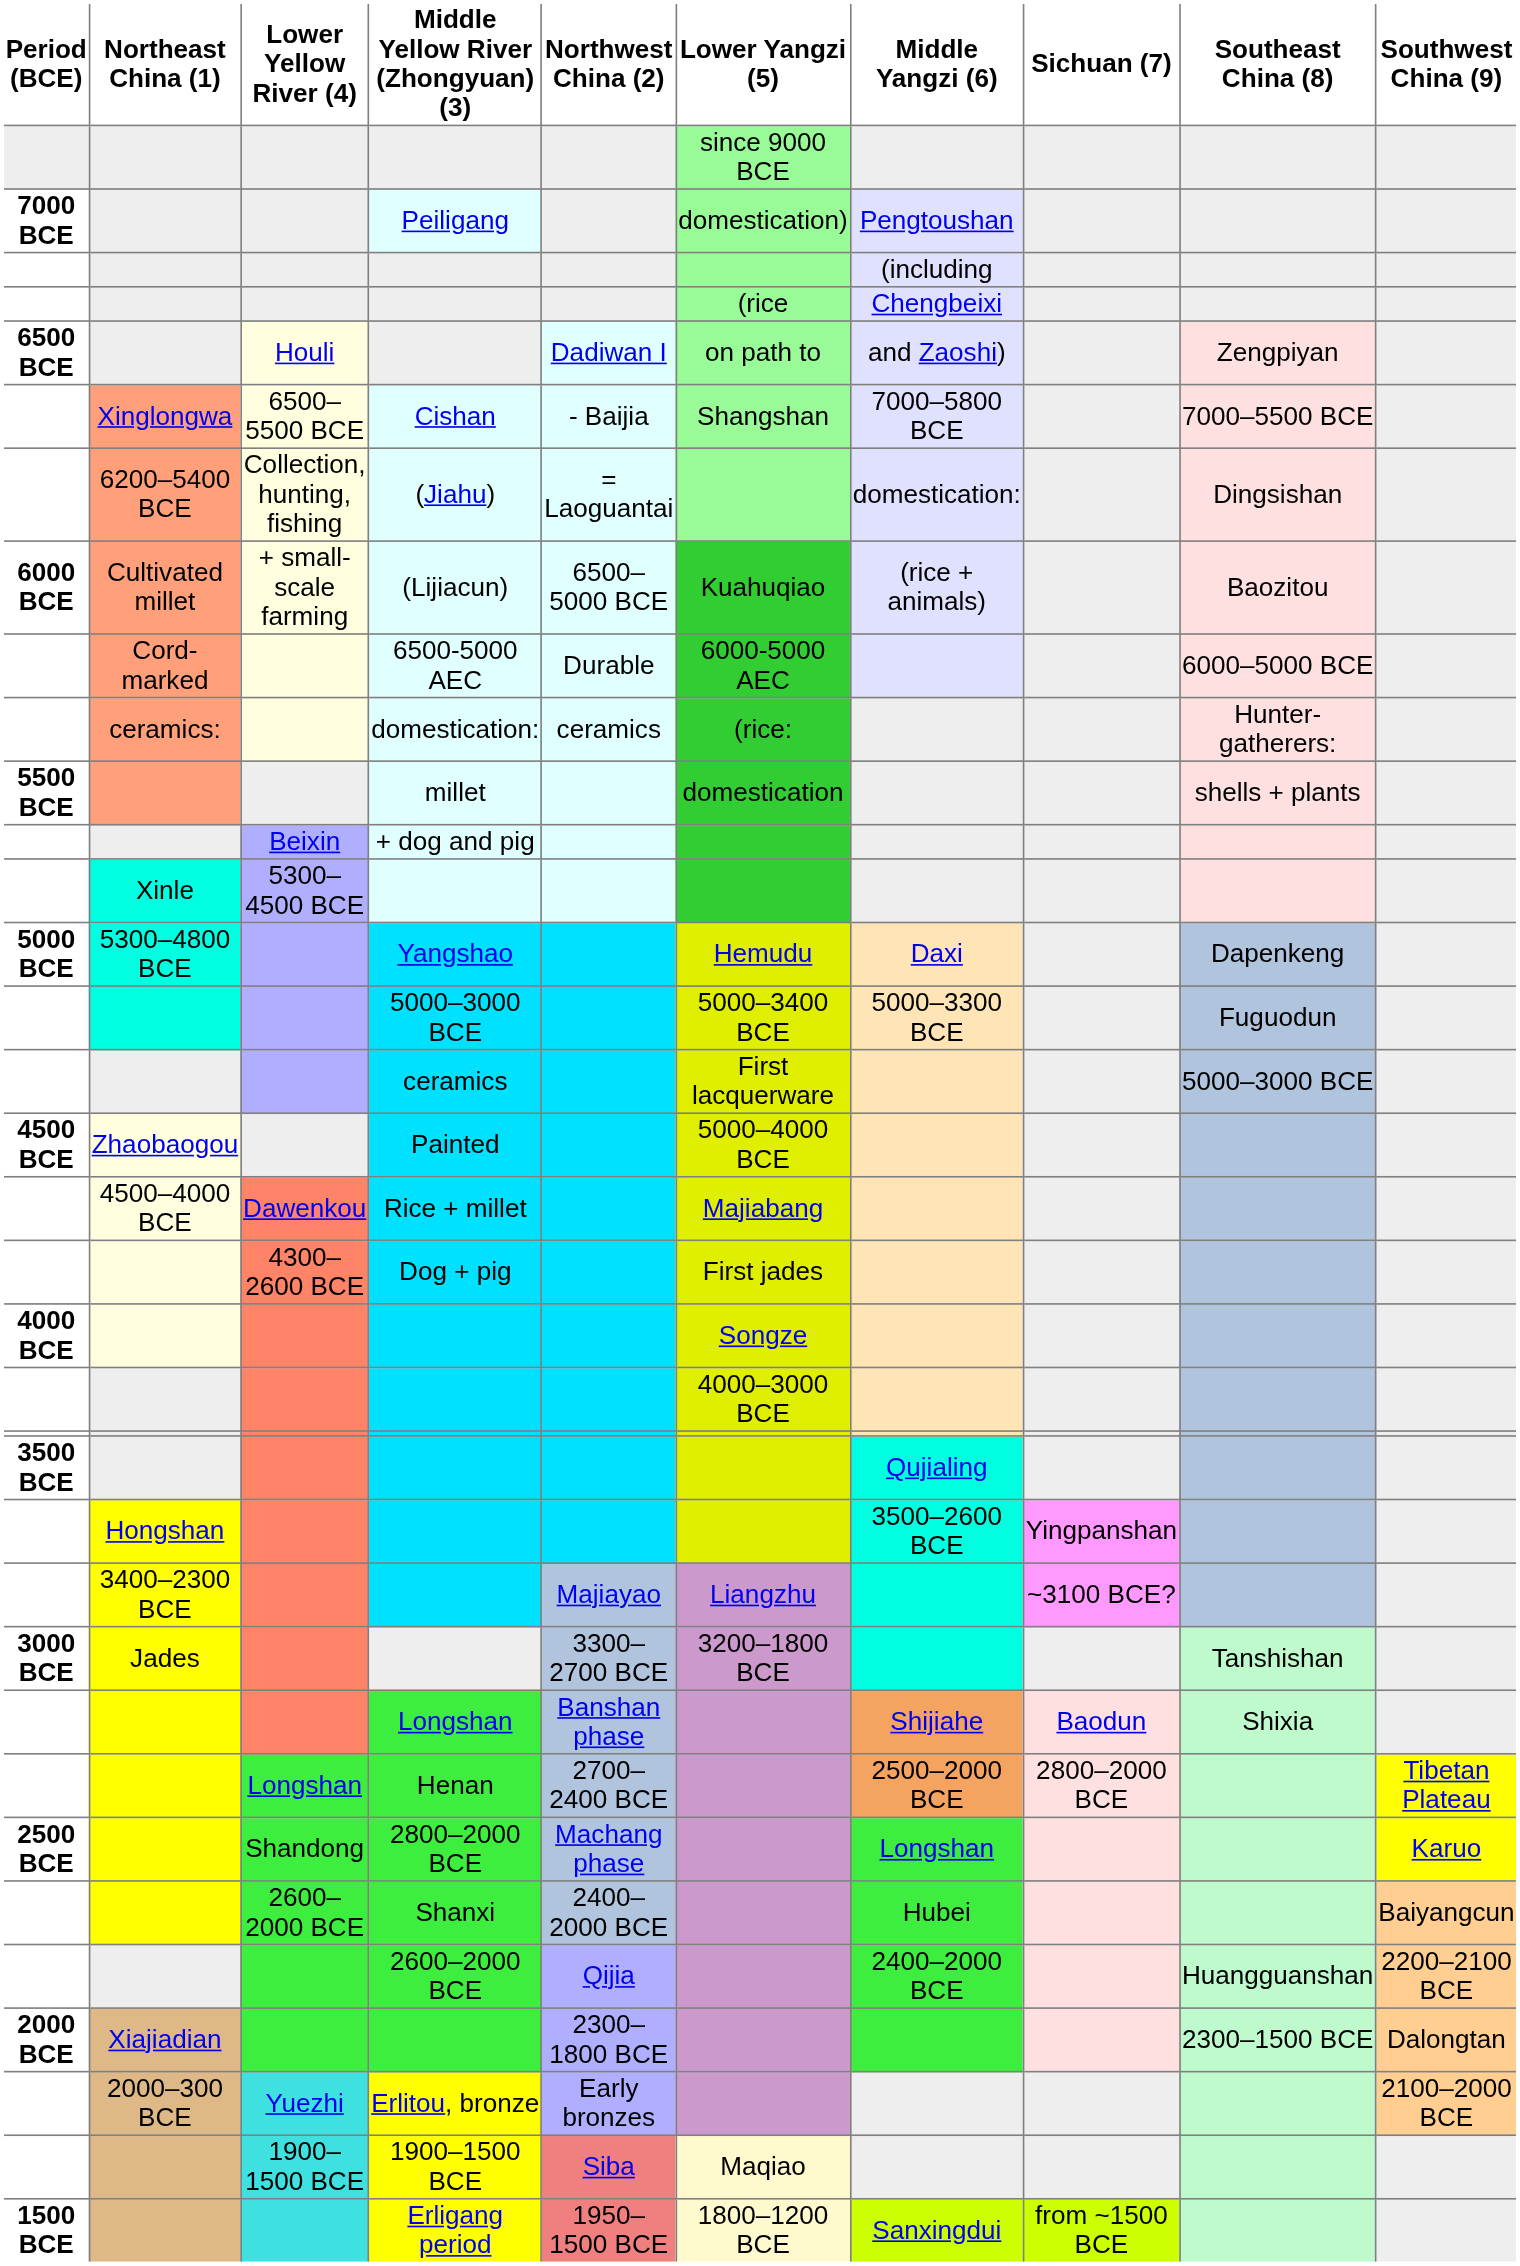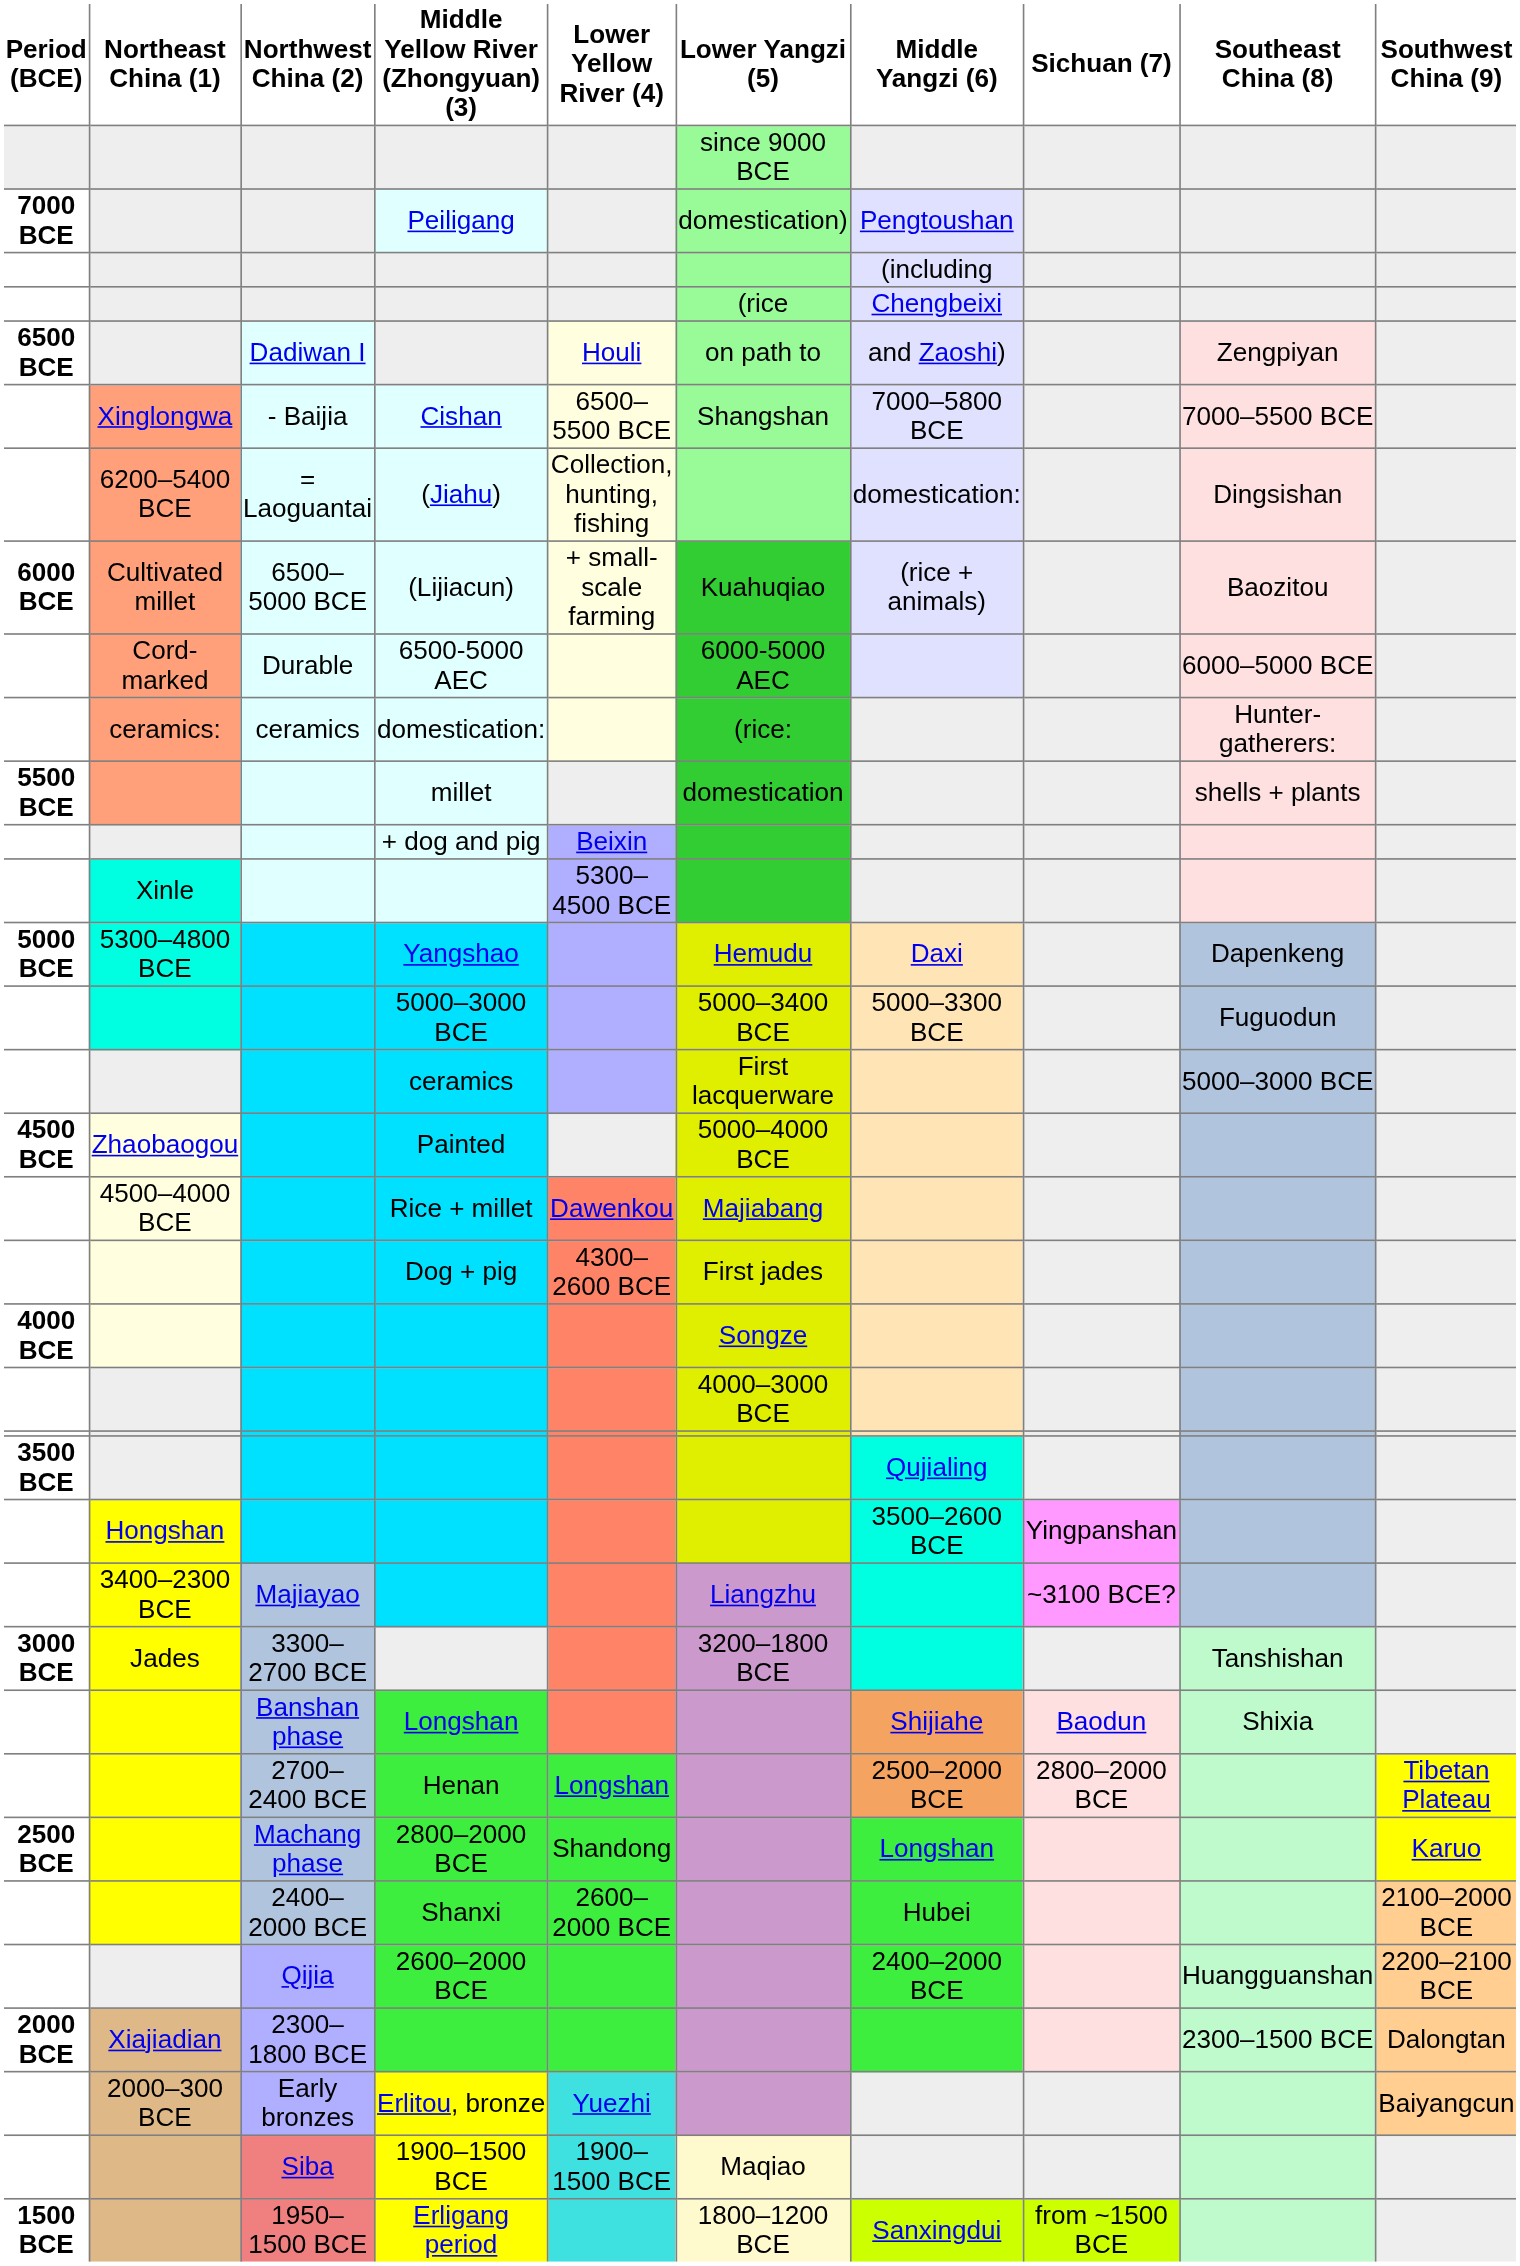columns swapped: (609, 63) <-> (305, 63)
(1446, 1912) Baiyangcun -> (1446, 1912) 2100–2000 BCE
(1446, 2103) 2100–2000 BCE -> (1446, 2103) Baiyangcun
